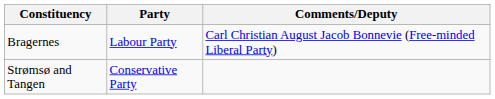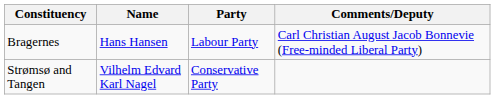+ column: (142, 14)
